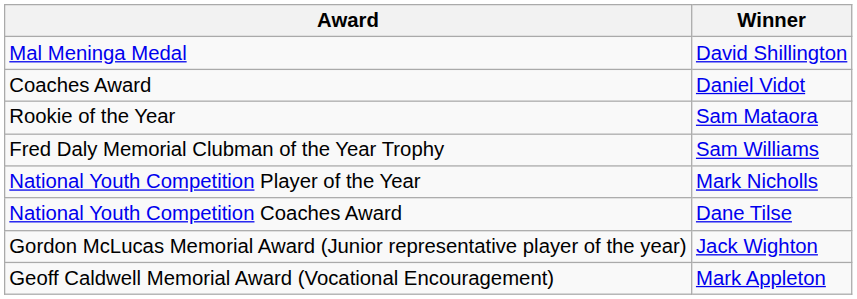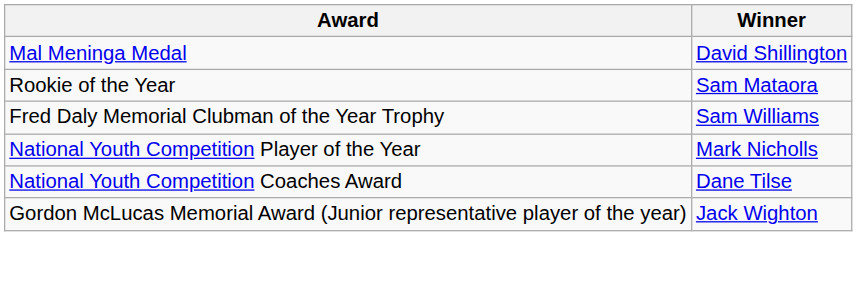- row: (80, 85)
- row: (282, 278)
